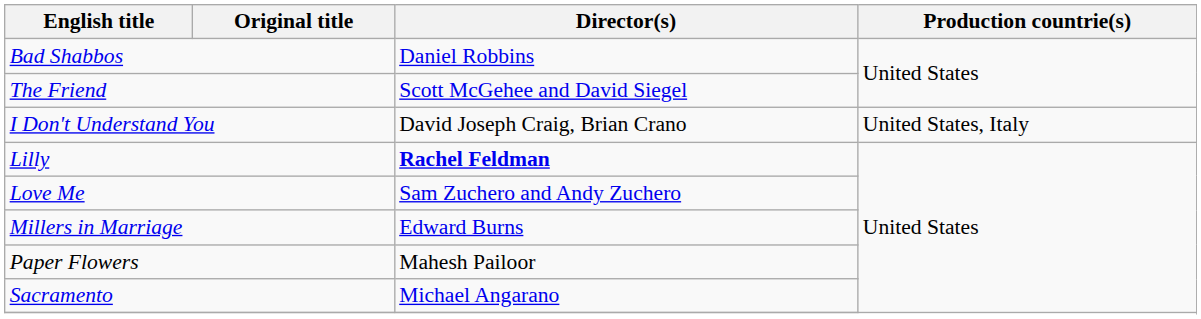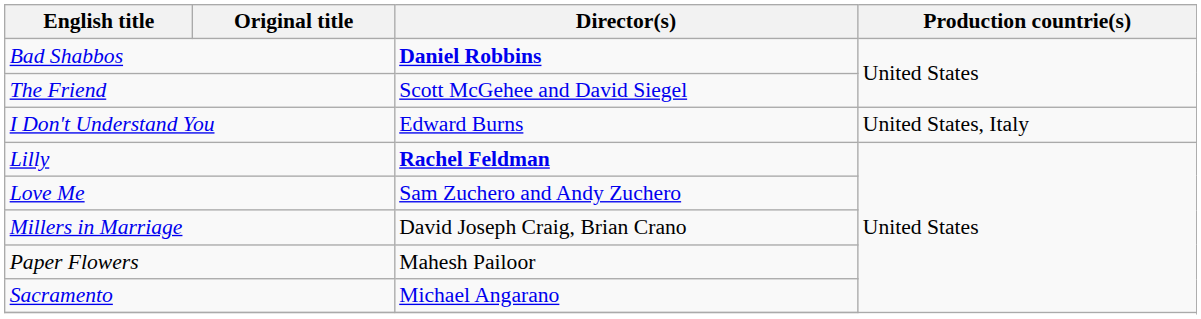(467, 55) normal -> (470, 55) bold
(543, 124) David Joseph Craig, Brian Crano -> (461, 124) Edward Burns
(461, 227) Edward Burns -> (543, 227) David Joseph Craig, Brian Crano
